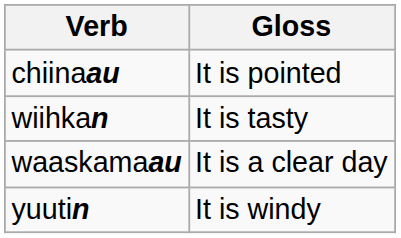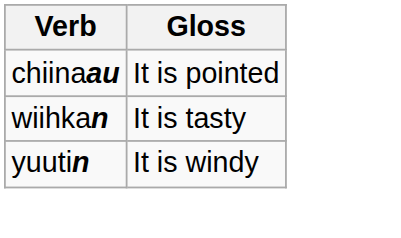- row: (97, 163)
